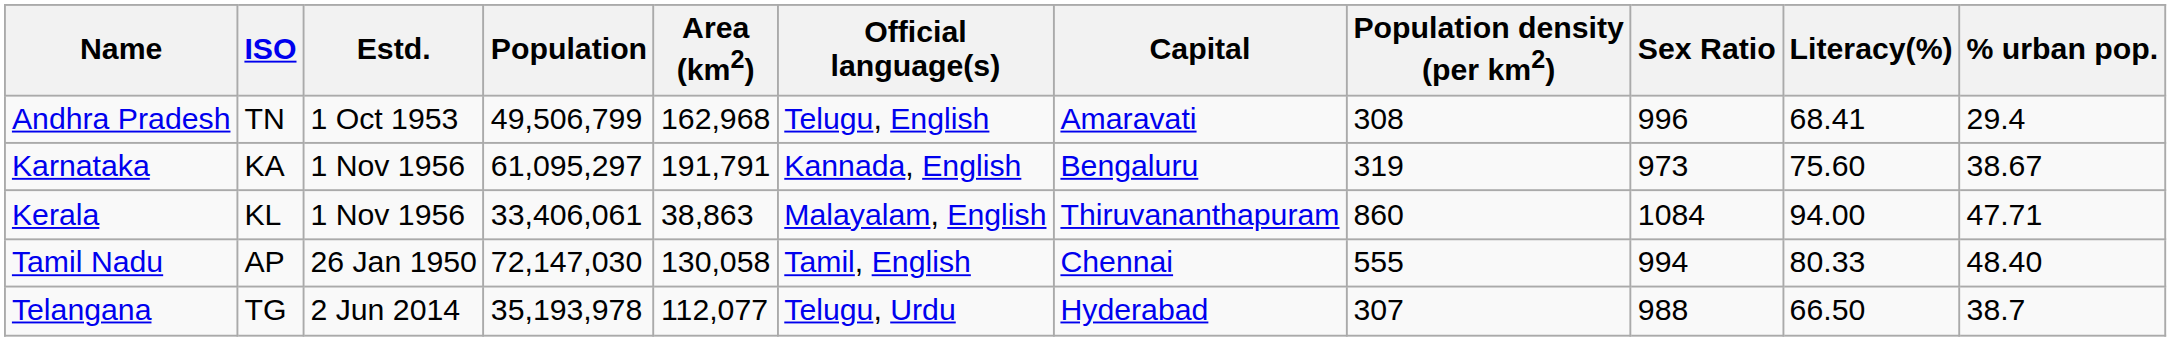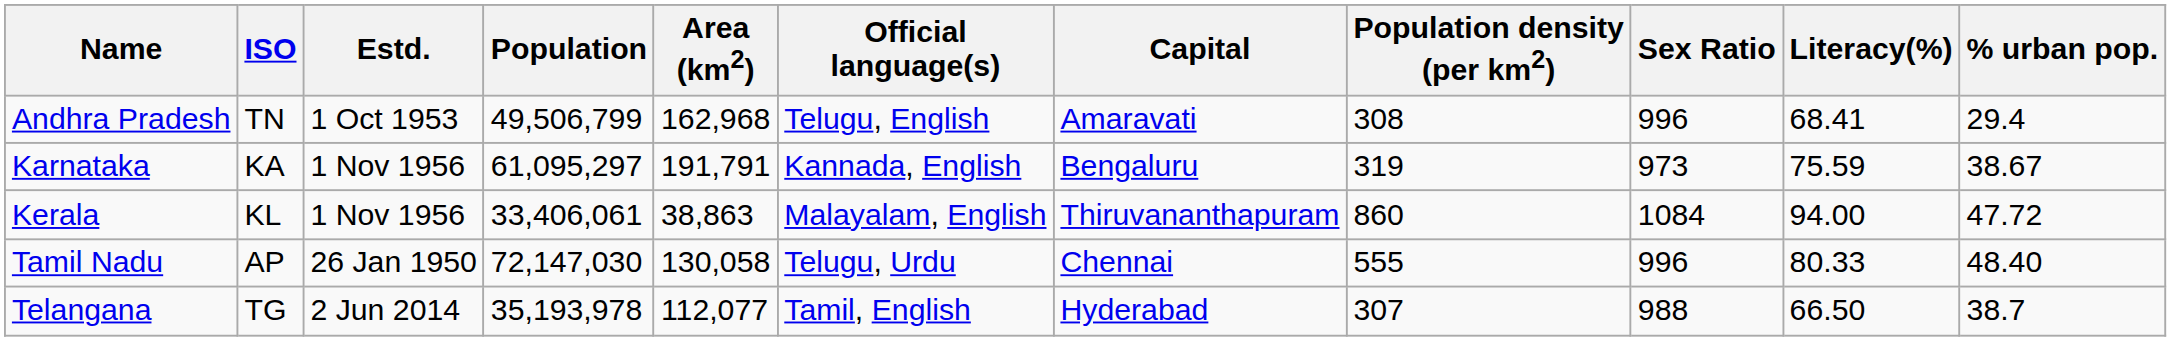(1827, 166) 75.60 -> (1827, 166) 75.59
(2004, 214) 47.71 -> (2004, 214) 47.72
(878, 262) Tamil, English -> (870, 262) Telugu, Urdu
(1663, 262) 994 -> (1663, 262) 996
(870, 310) Telugu, Urdu -> (878, 310) Tamil, English
